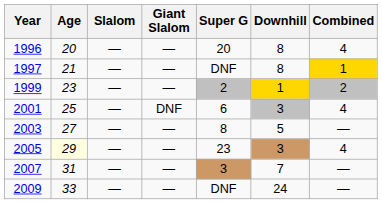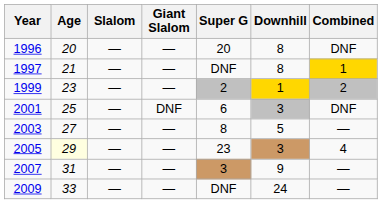(343, 48) 4 -> (343, 48) DNF
(343, 108) 4 -> (343, 108) DNF
(280, 169) 7 -> (280, 169) 9
